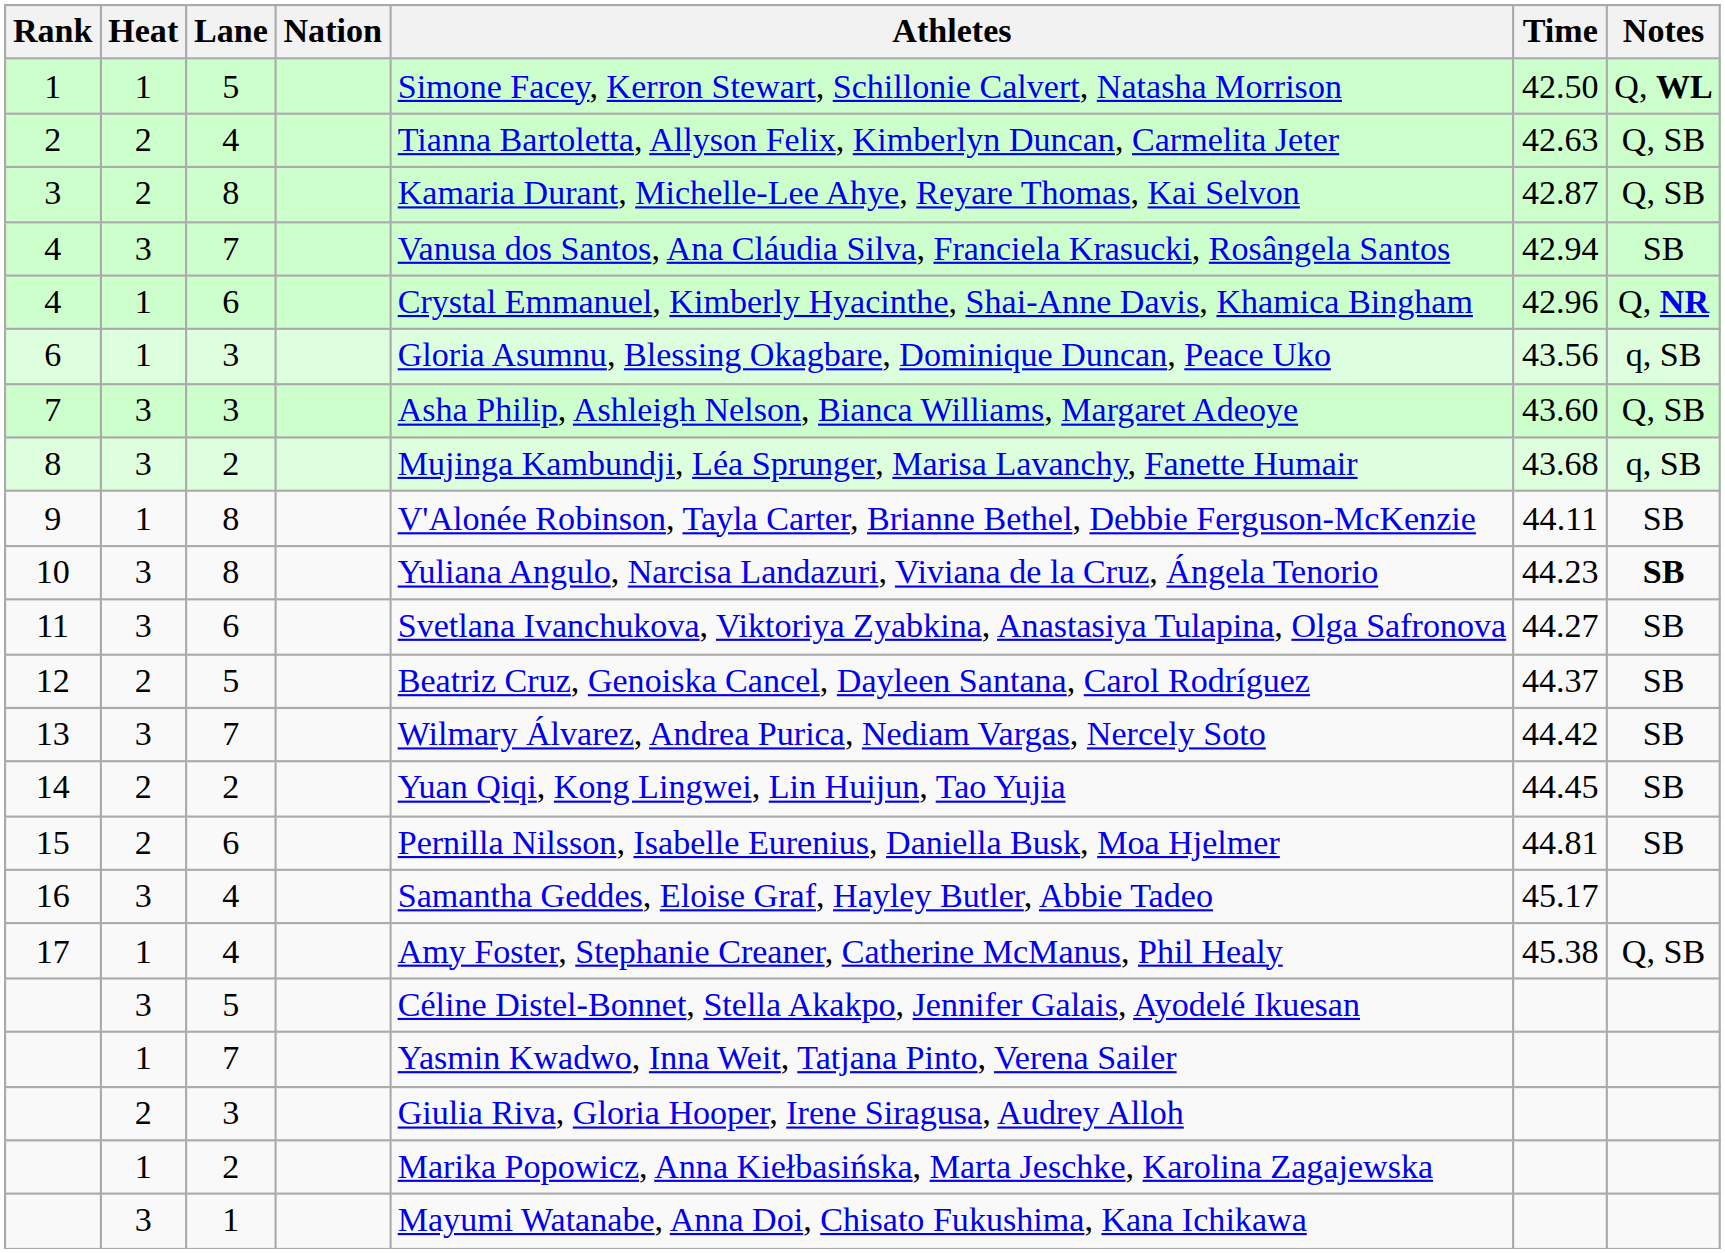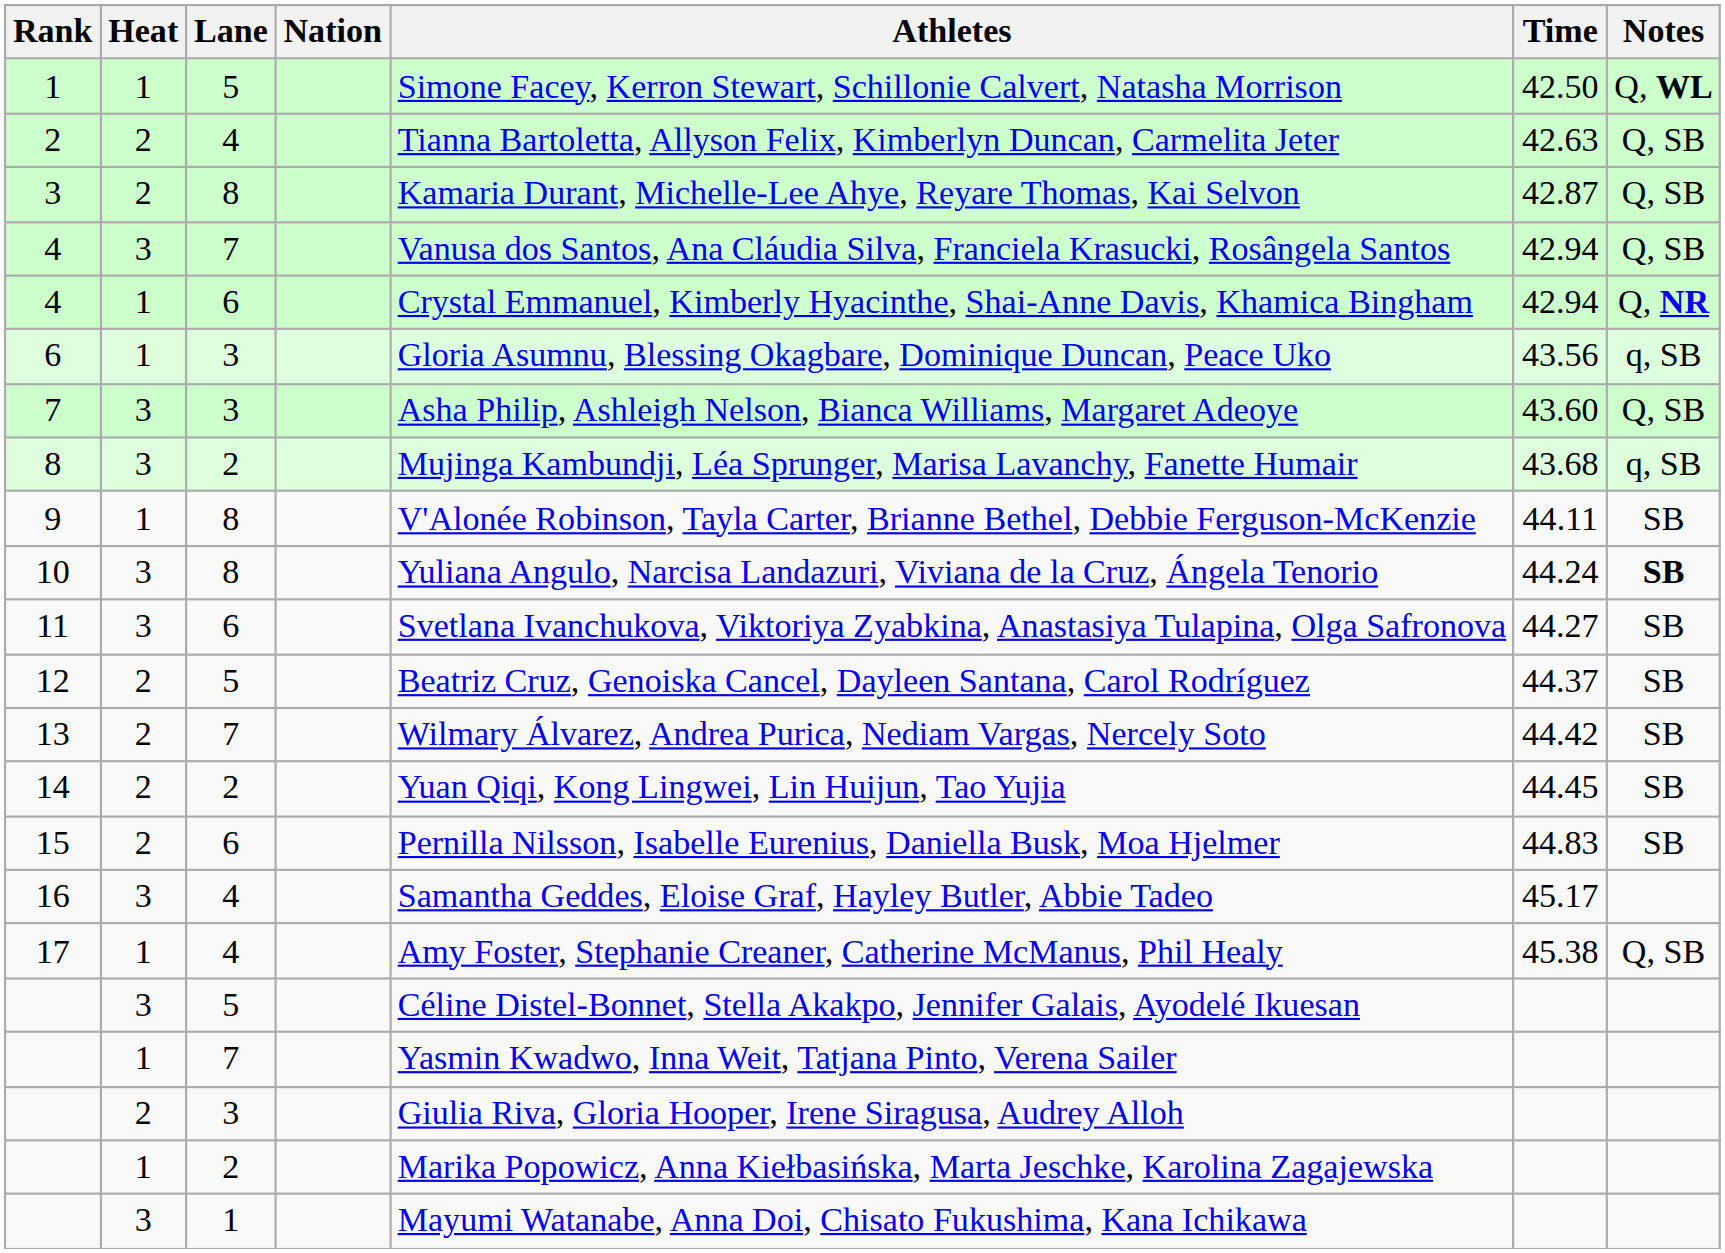(1664, 247) SB -> (1664, 247) Q, SB
(1560, 301) 42.96 -> (1560, 301) 42.94
(1560, 572) 44.23 -> (1560, 572) 44.24
(143, 734) 3 -> (143, 734) 2
(1560, 842) 44.81 -> (1560, 842) 44.83
